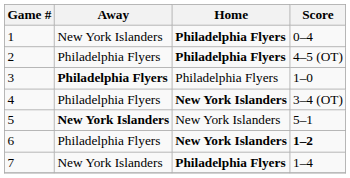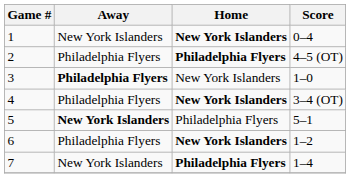(230, 36) Philadelphia Flyers -> (231, 36) New York Islanders
(227, 78) Philadelphia Flyers -> (228, 78) New York Islanders
(228, 120) New York Islanders -> (227, 120) Philadelphia Flyers
(303, 141) bold -> (303, 141) normal
